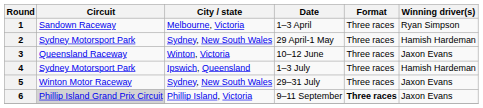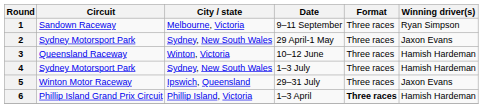(294, 25) 1–3 April -> (309, 25) 9–11 September
(438, 39) Hamish Hardeman -> (427, 39) Jaxon Evans
(427, 53) Jaxon Evans -> (438, 53) Hamish Hardeman
(209, 68) Ipswich, Queensland -> (220, 68) Sydney, New South Wales
(220, 82) Sydney, New South Wales -> (209, 82) Ipswich, Queensland
(101, 96) lightgrey background -> (101, 96) no background
(309, 96) 9–11 September -> (294, 96) 1–3 April
(427, 96) Jaxon Evans -> (438, 96) Hamish Hardeman
